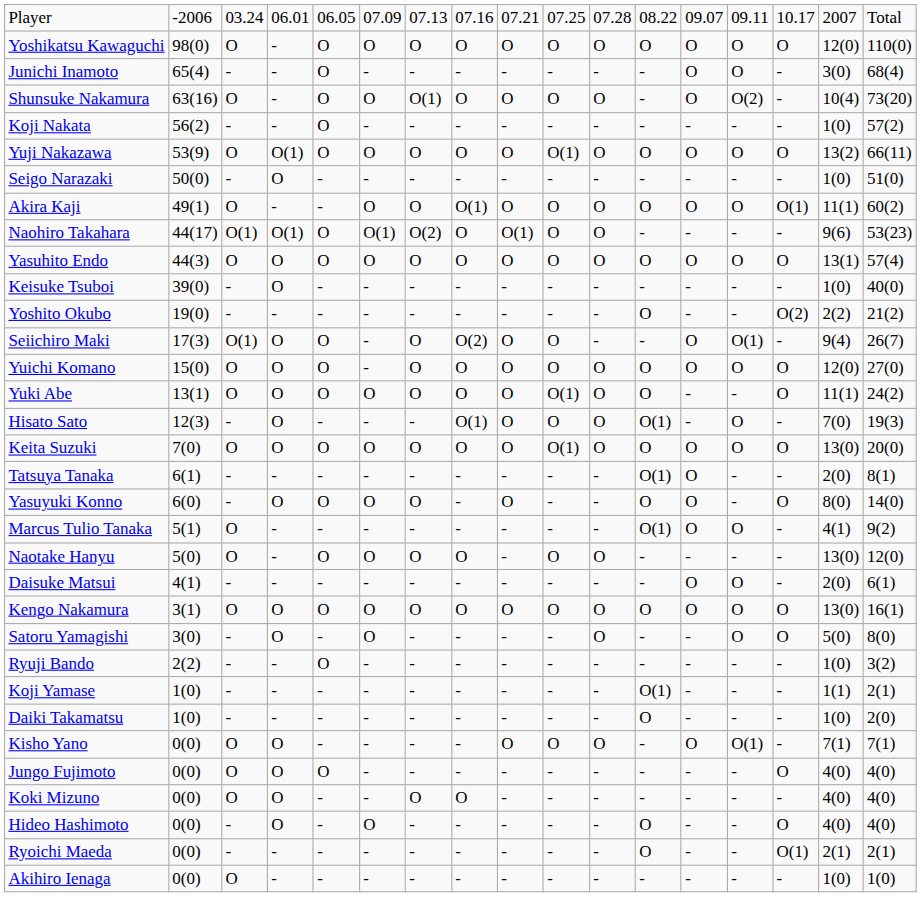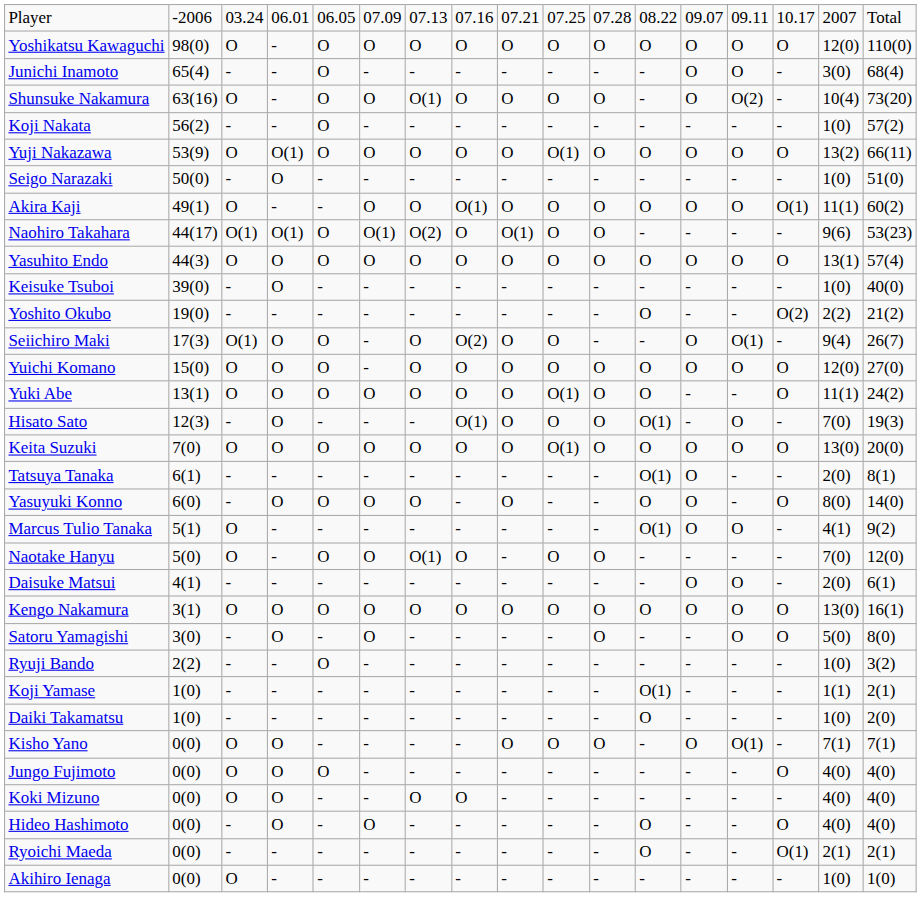(415, 555) O -> (425, 555) O(1)
(841, 555) 13(0) -> (837, 555) 7(0)
